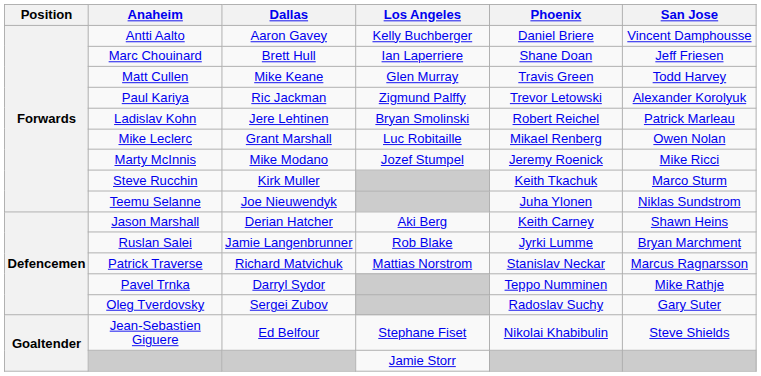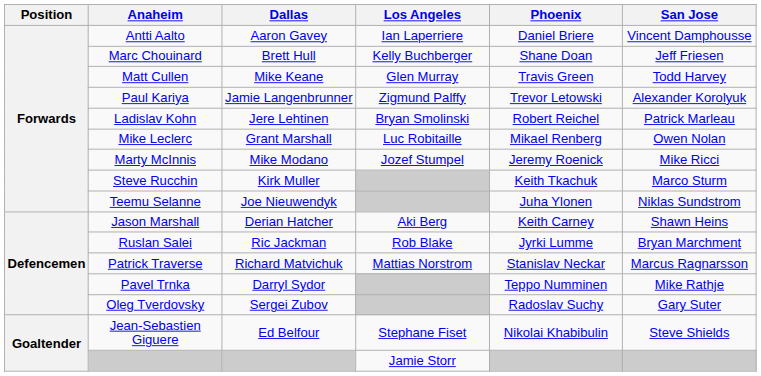(422, 36) Kelly Buchberger -> (422, 36) Ian Laperriere
(422, 57) Ian Laperriere -> (422, 57) Kelly Buchberger
(289, 98) Ric Jackman -> (289, 98) Jamie Langenbrunner
(289, 243) Jamie Langenbrunner -> (289, 243) Ric Jackman
